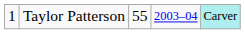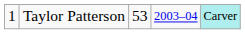(140, 16) 55 -> (140, 16) 53
